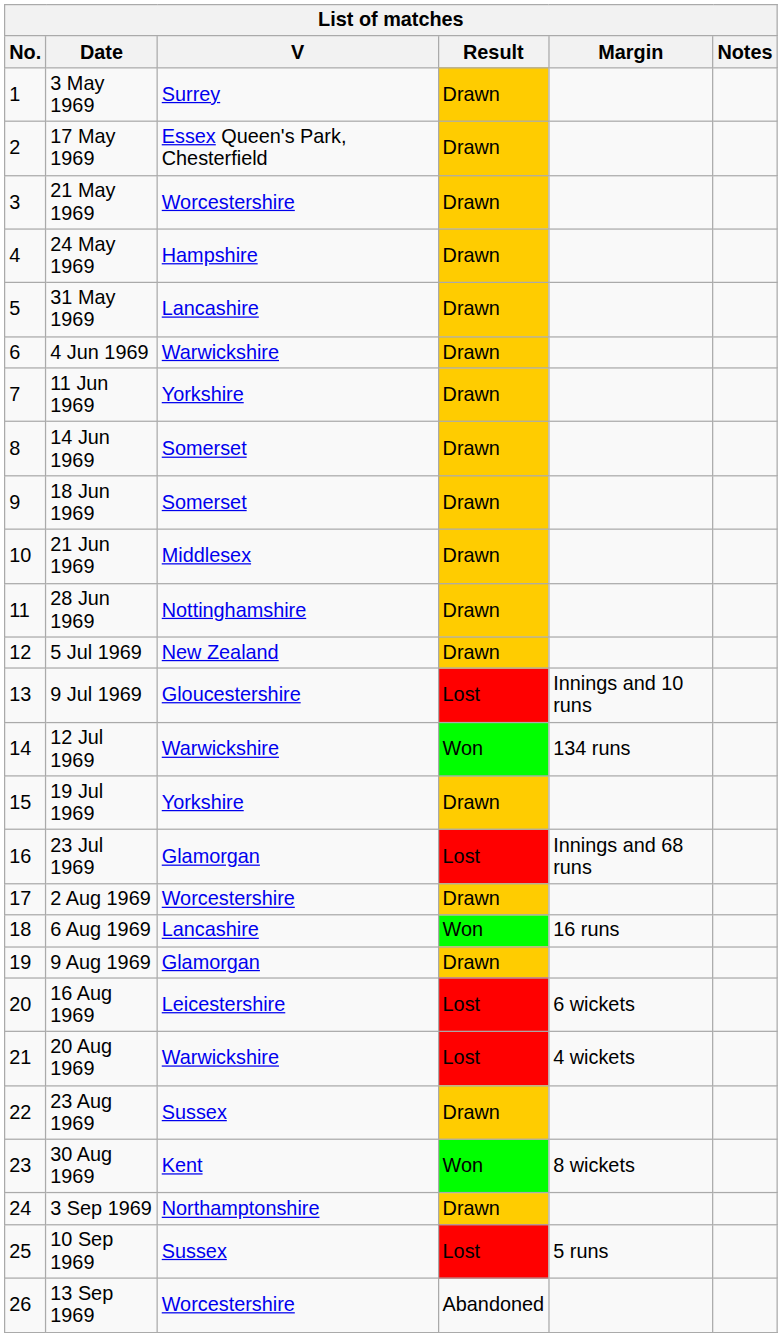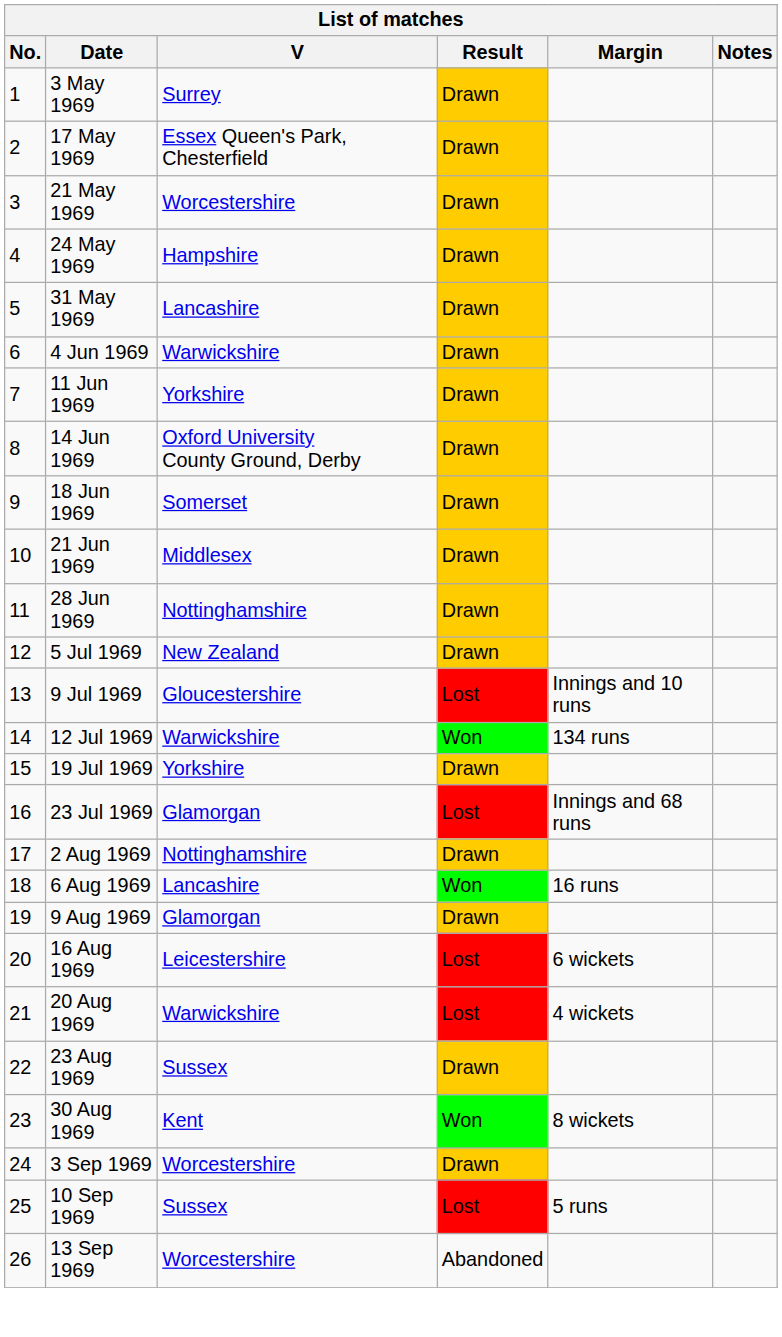(204, 448) Somerset -> (261, 448) Oxford University County Ground, Derby
(228, 899) Worcestershire -> (234, 854) Nottinghamshire
(241, 1208) Northamptonshire -> (229, 1163) Worcestershire
